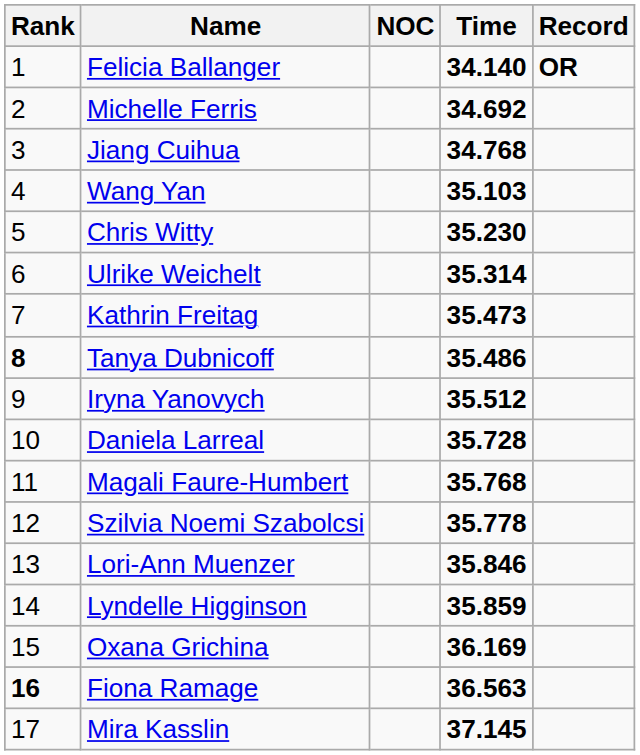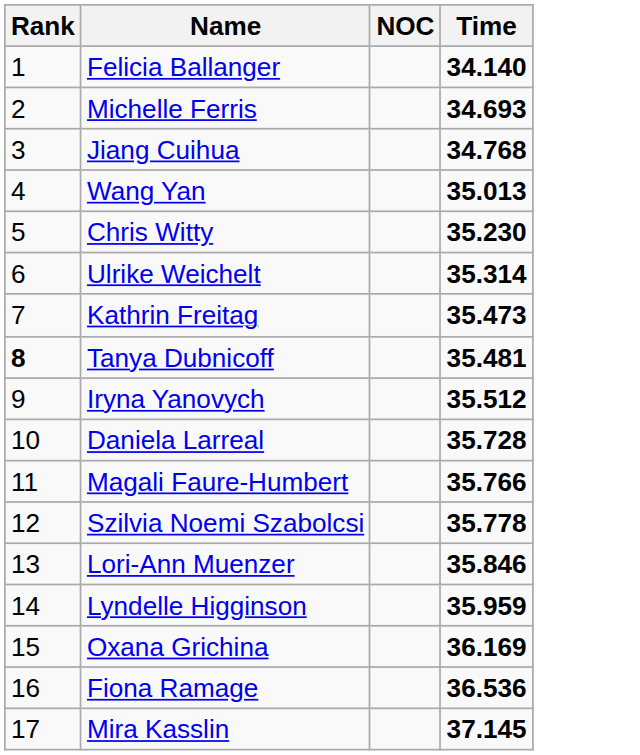- column: (584, 26)
(487, 109) 34.692 -> (487, 109) 34.693
(487, 191) 35.103 -> (487, 191) 35.013
(487, 357) 35.486 -> (487, 357) 35.481
(487, 481) 35.768 -> (487, 481) 35.766
(487, 605) 35.859 -> (487, 605) 35.959
(25, 688) bold -> (25, 688) normal
(487, 688) 36.563 -> (487, 688) 36.536
